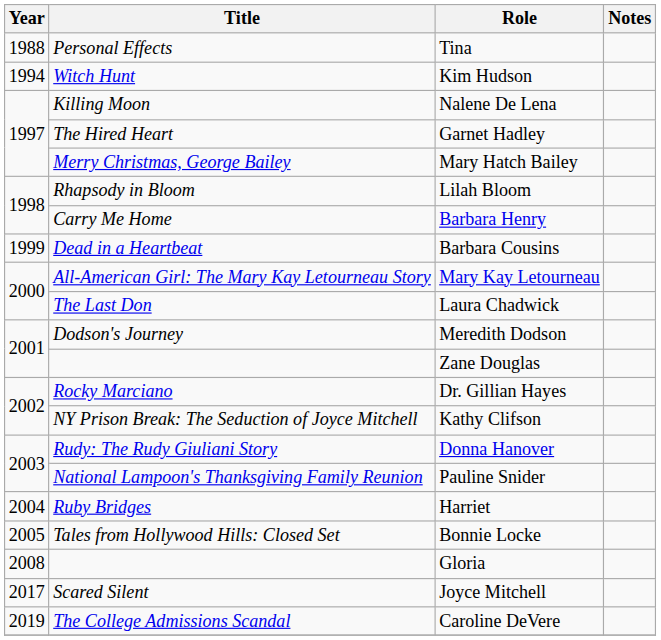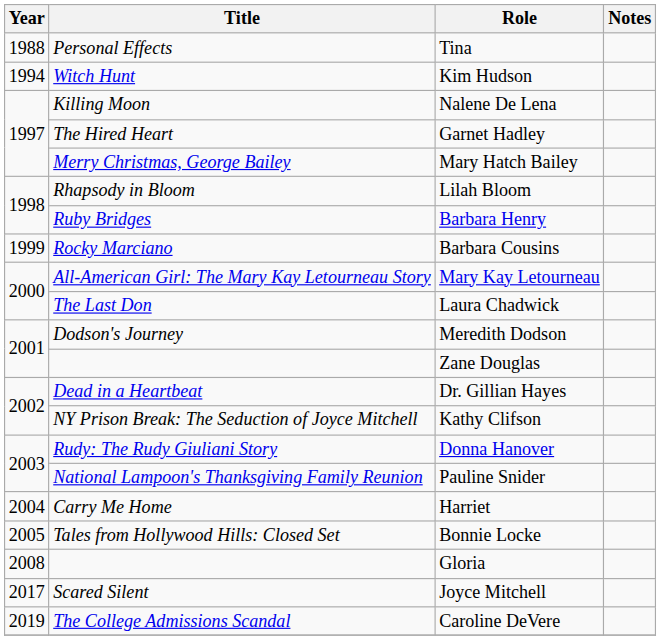(112, 219) Carry Me Home -> (102, 219) Ruby Bridges
(128, 248) Dead in a Heartbeat -> (113, 248) Rocky Marciano
(113, 391) Rocky Marciano -> (128, 391) Dead in a Heartbeat
(102, 506) Ruby Bridges -> (112, 506) Carry Me Home
